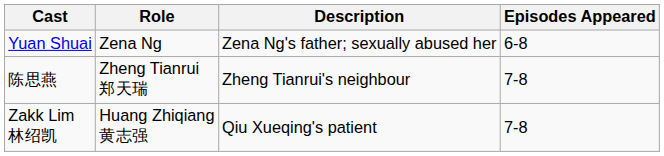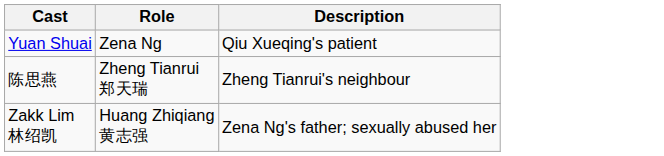- column: (580, 17)
(359, 43) Zena Ng's father; sexually abused her -> (299, 43) Qiu Xueqing's patient
(299, 127) Qiu Xueqing's patient -> (359, 127) Zena Ng's father; sexually abused her
